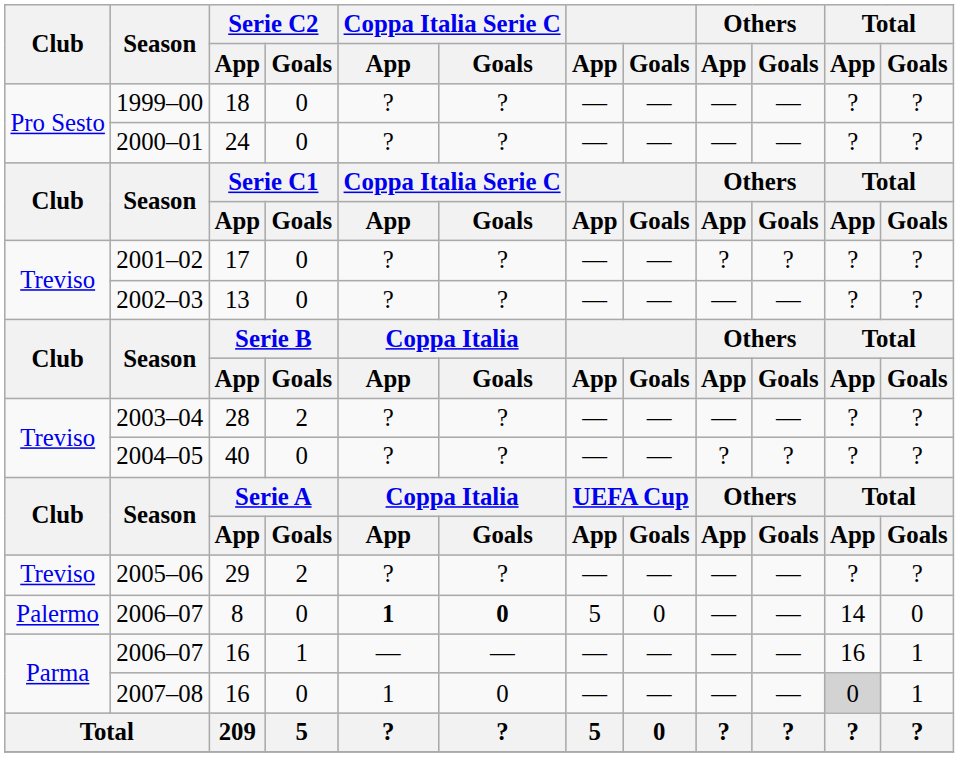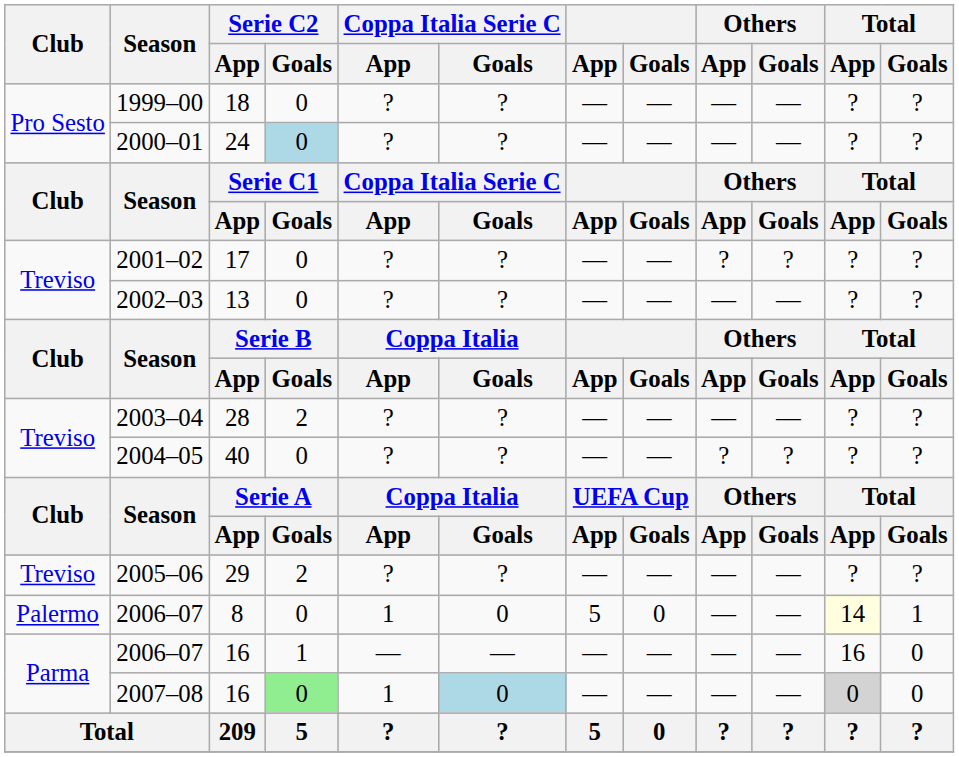(302, 142) no background -> (302, 142) lightblue background
(388, 614) bold -> (388, 614) normal
(502, 614) bold -> (502, 614) normal
(853, 614) no background -> (853, 614) lightyellow background
(917, 614) 0 -> (917, 614) 1
(917, 653) 1 -> (917, 653) 0
(302, 692) no background -> (302, 692) lightgreen background
(502, 692) no background -> (502, 692) lightblue background
(917, 692) 1 -> (917, 692) 0
